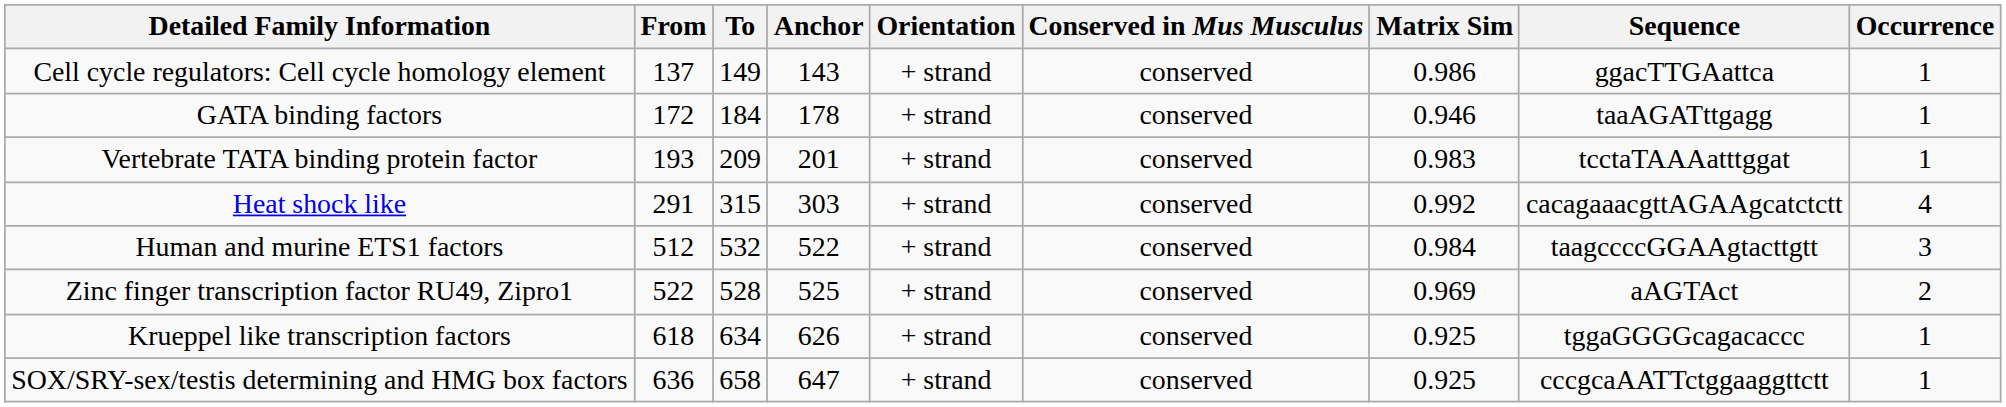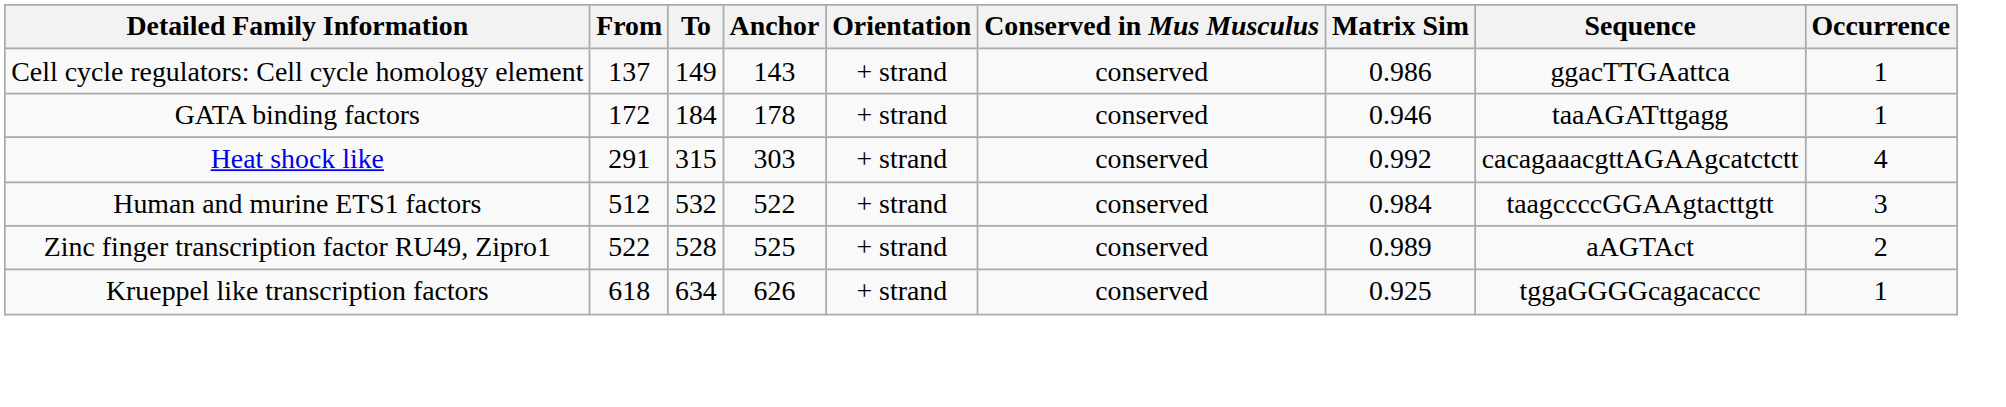- row: (319, 159)
(1445, 291) 0.969 -> (1400, 247) 0.989
- row: (319, 379)
